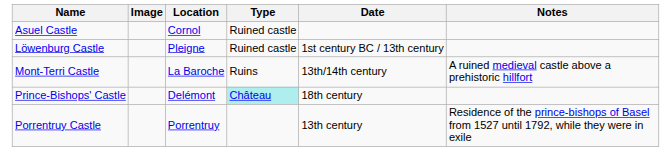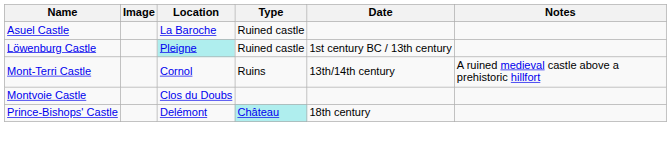(184, 30) Cornol -> (188, 30) La Baroche
(186, 48) no background -> (178, 48) paleturquoise background
(196, 71) La Baroche -> (176, 71) Cornol
+ row: (47, 95)
- row: (58, 125)
